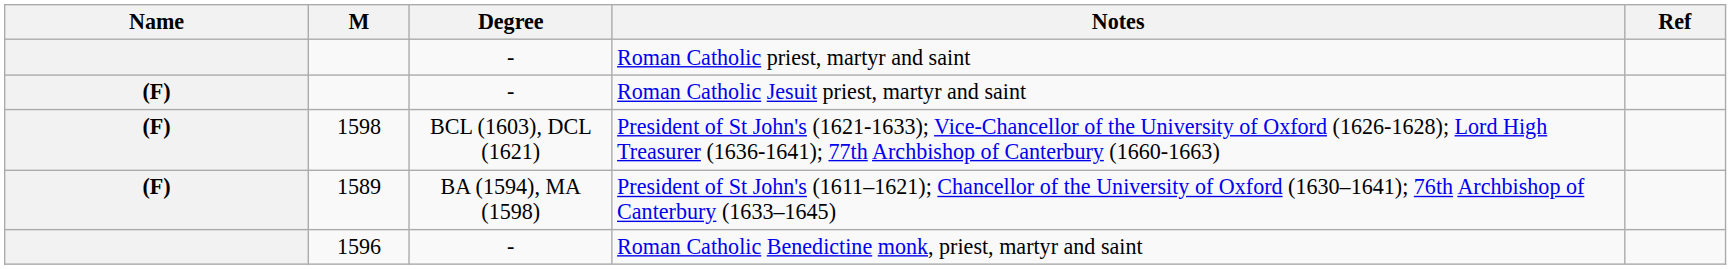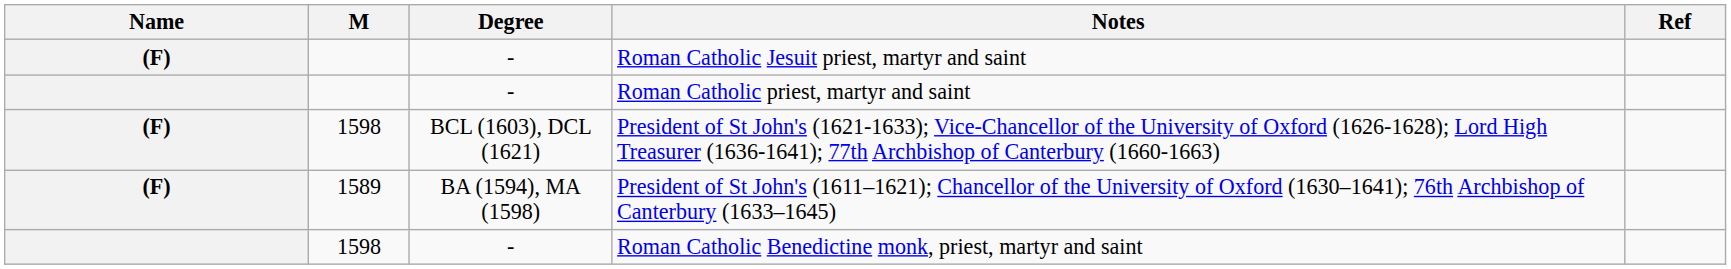rows swapped: (822, 92) <-> (794, 57)
(359, 246) 1596 -> (359, 246) 1598
